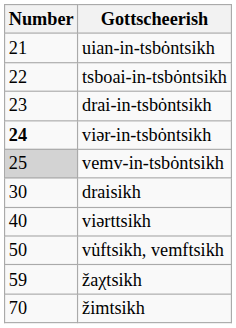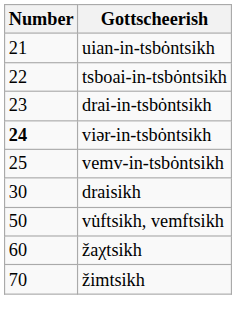(18, 163) lightgrey background -> (18, 163) no background
- row: (116, 221)
(18, 279) 59 -> (18, 250) 60
